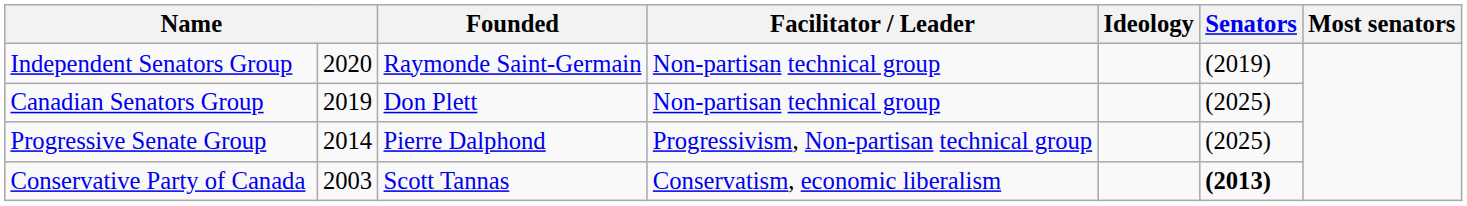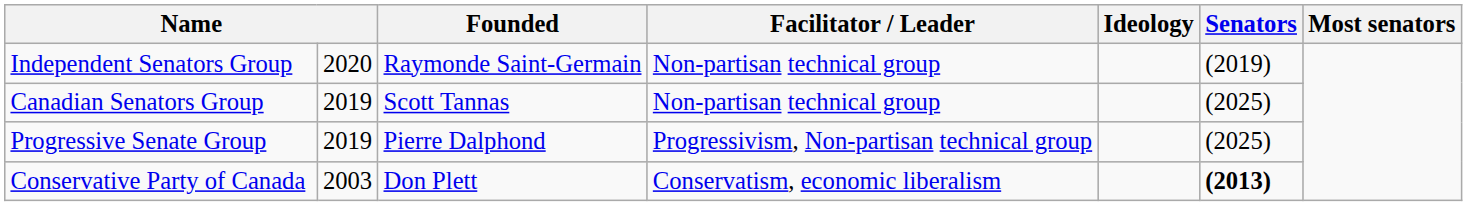(430, 102) Don Plett -> (446, 102) Scott Tannas
(348, 141) 2014 -> (348, 141) 2019
(446, 180) Scott Tannas -> (430, 180) Don Plett
